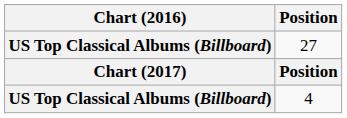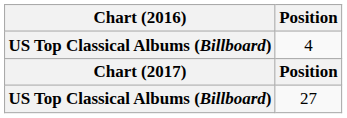rows swapped: (308, 44) <-> (308, 98)
